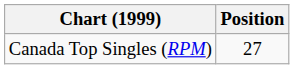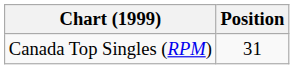(252, 48) 27 -> (252, 48) 31
